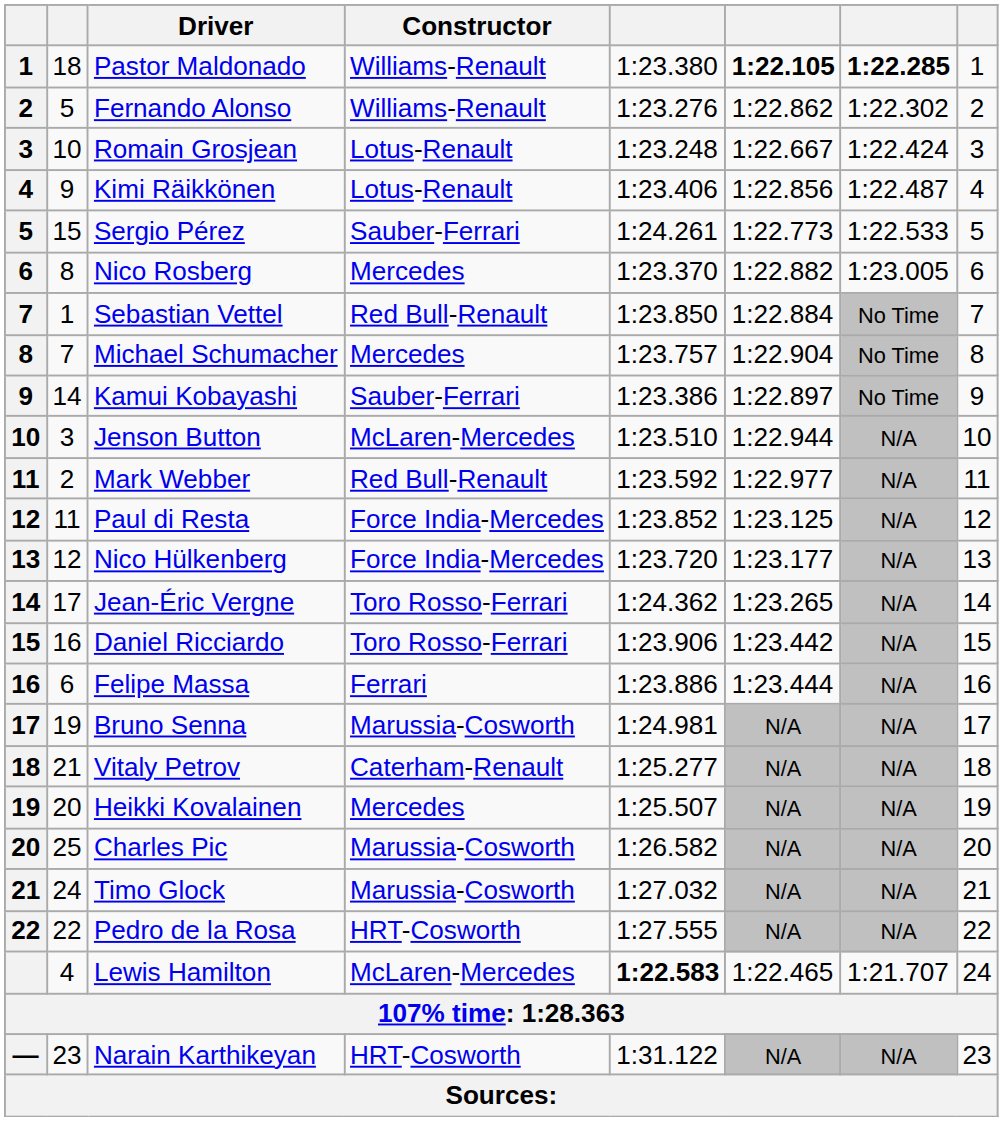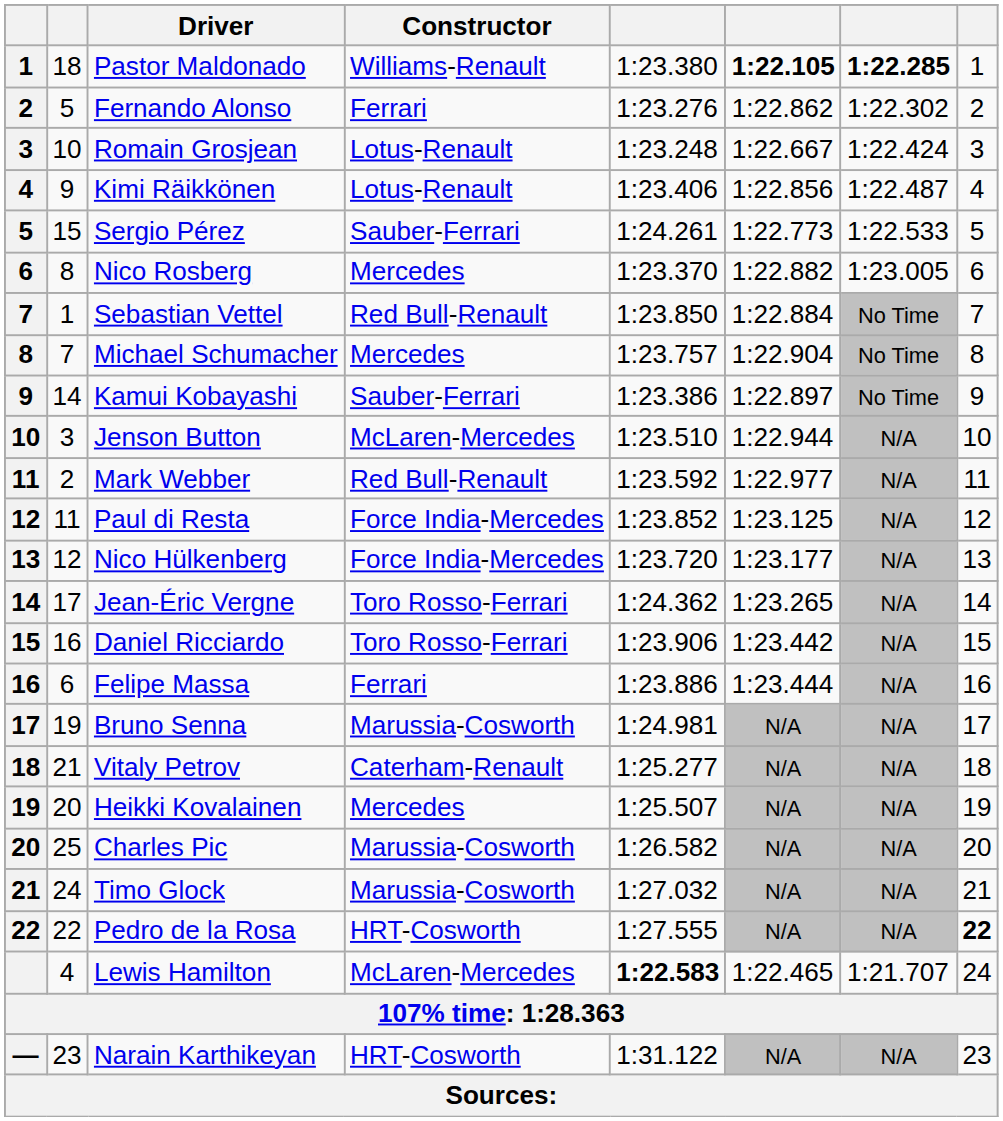(448, 107) Williams-Renault -> (388, 107) Ferrari
(977, 931) normal -> (977, 931) bold
